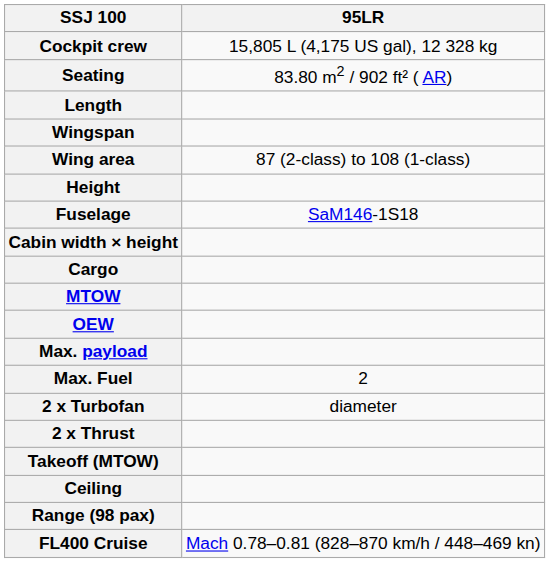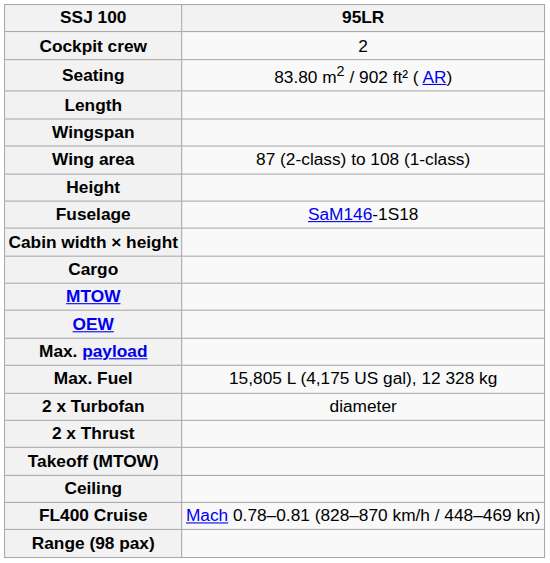(363, 45) 15,805 L (4,175 US gal), 12 328 kg -> (363, 45) 2
(363, 379) 2 -> (363, 379) 15,805 L (4,175 US gal), 12 328 kg
rows swapped: (93, 543) <-> (93, 516)
